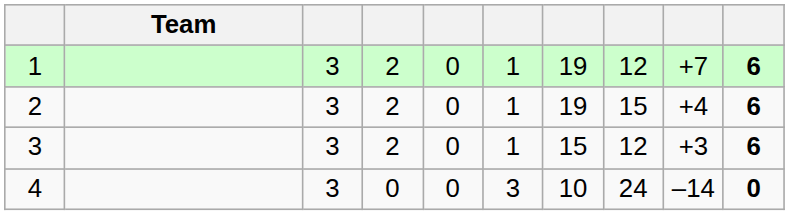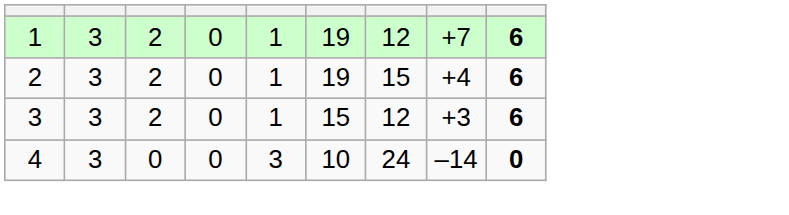- column: (184, 24)
